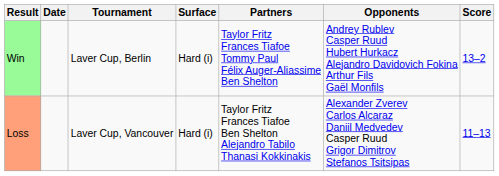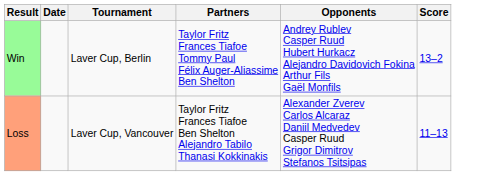- column: (197, 12)
